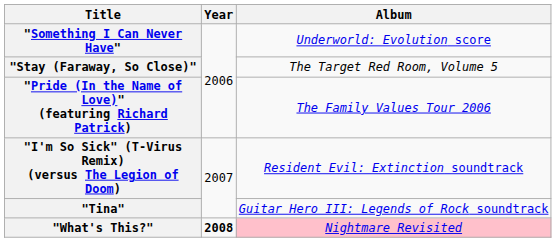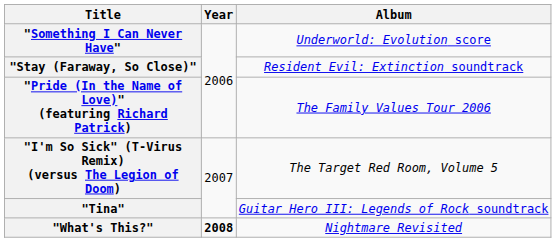(394, 67) The Target Red Room, Volume 5 -> (394, 67) Resident Evil: Extinction soundtrack
(394, 168) Resident Evil: Extinction soundtrack -> (394, 168) The Target Red Room, Volume 5
(394, 228) pink background -> (394, 228) no background
